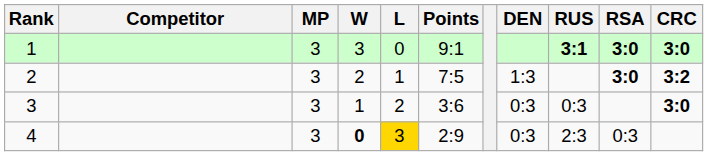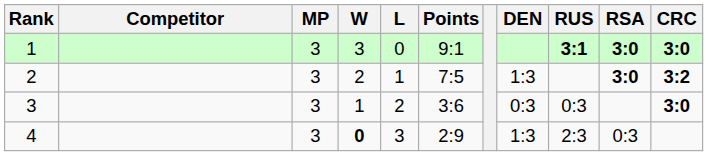(399, 135) gold background -> (399, 135) no background
(523, 135) 0:3 -> (523, 135) 1:3
